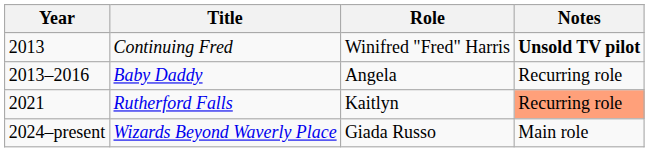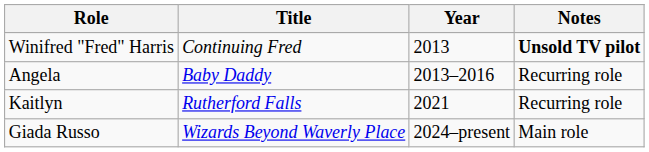columns swapped: (57, 18) <-> (427, 18)
(570, 103) lightsalmon background -> (570, 103) no background
